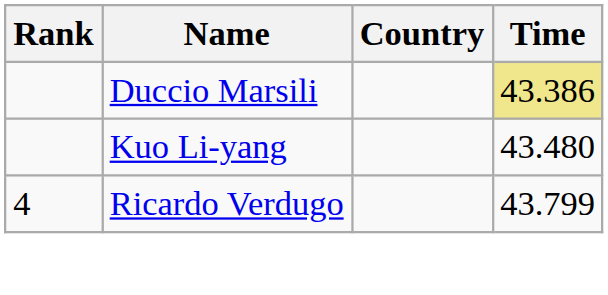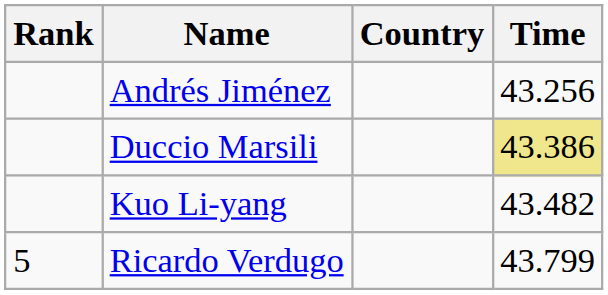+ row: (220, 90)
(548, 146) 43.480 -> (548, 203) 43.482
(22, 203) 4 -> (22, 260) 5
